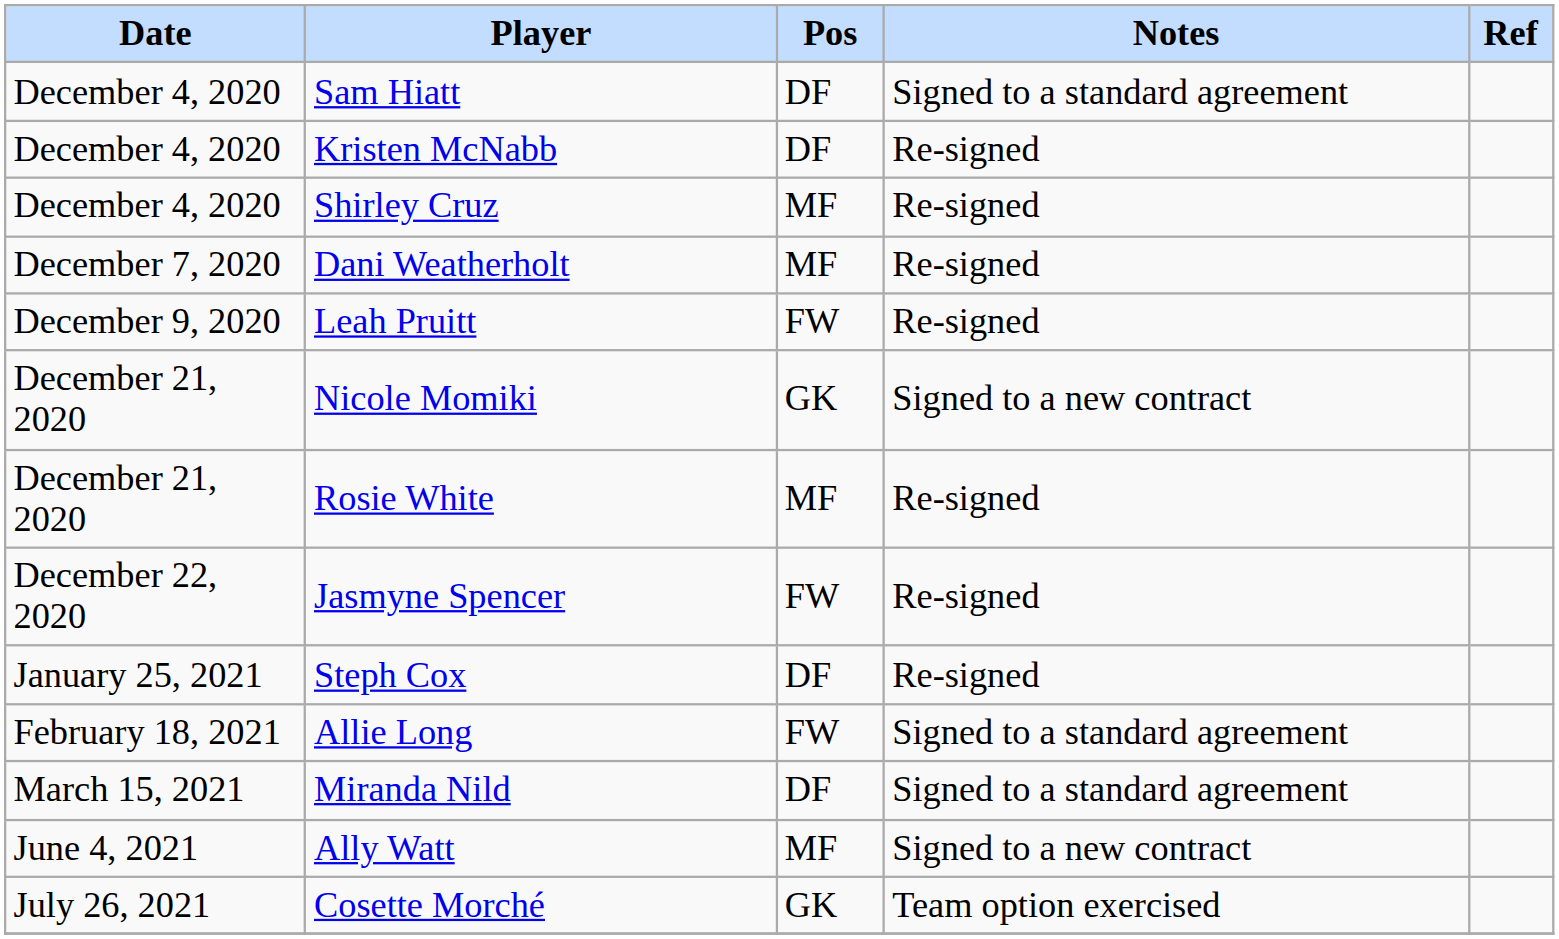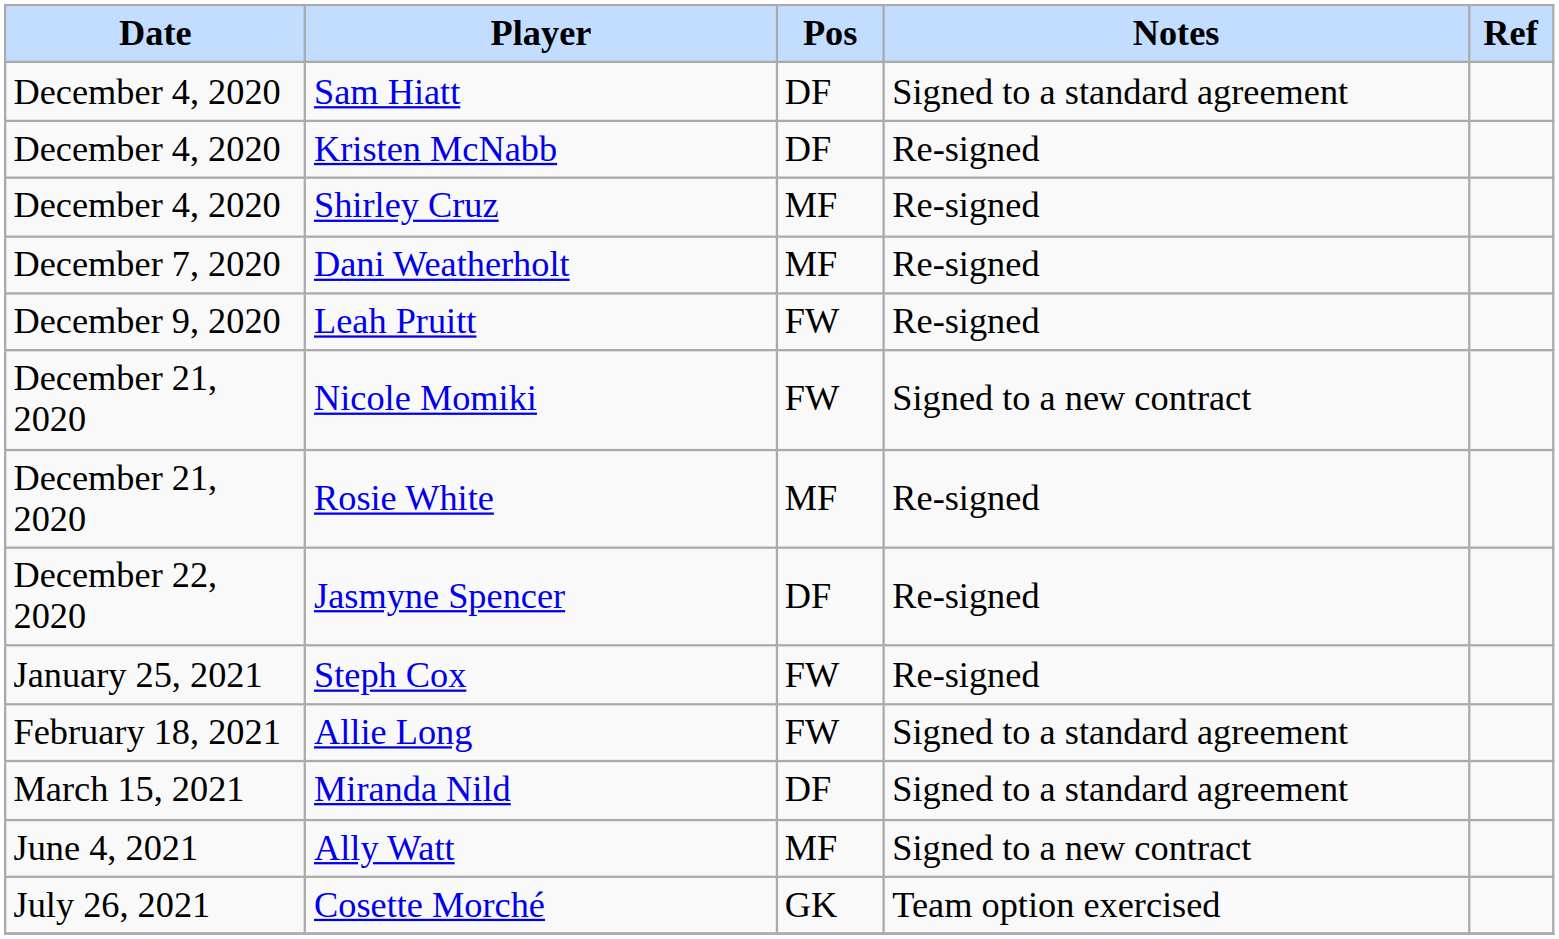(811, 399) GK -> (812, 399) FW
(812, 596) FW -> (808, 596) DF
(808, 674) DF -> (812, 674) FW
